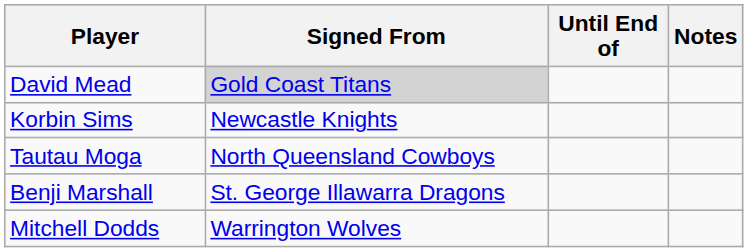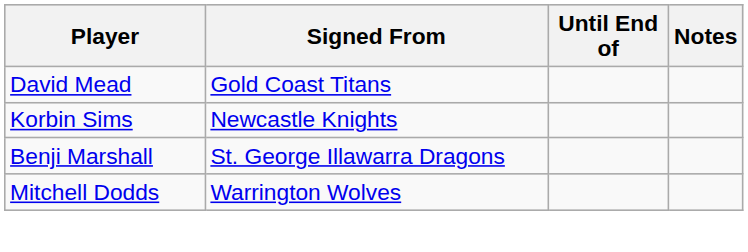(301, 84) lightgrey background -> (301, 84) no background
- row: (76, 156)
